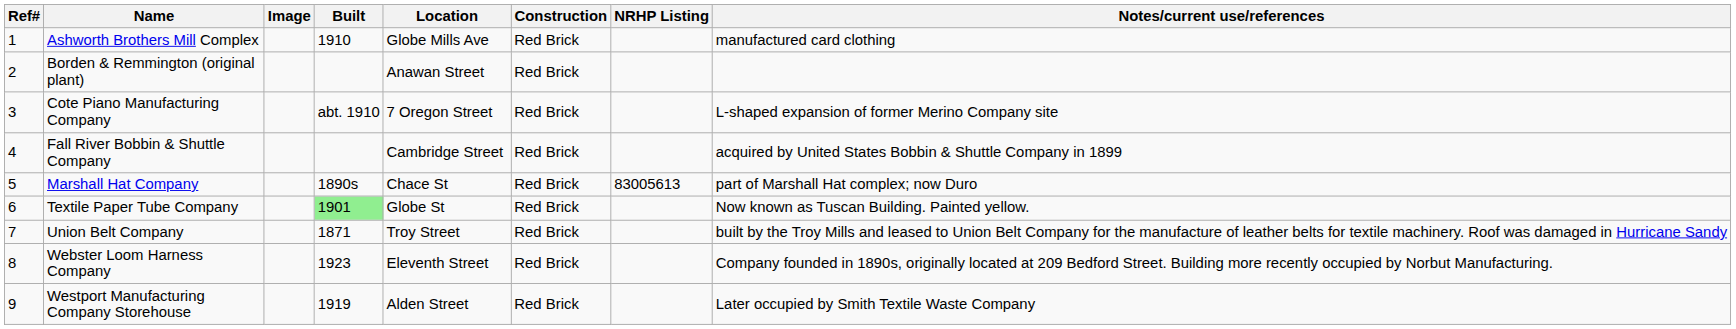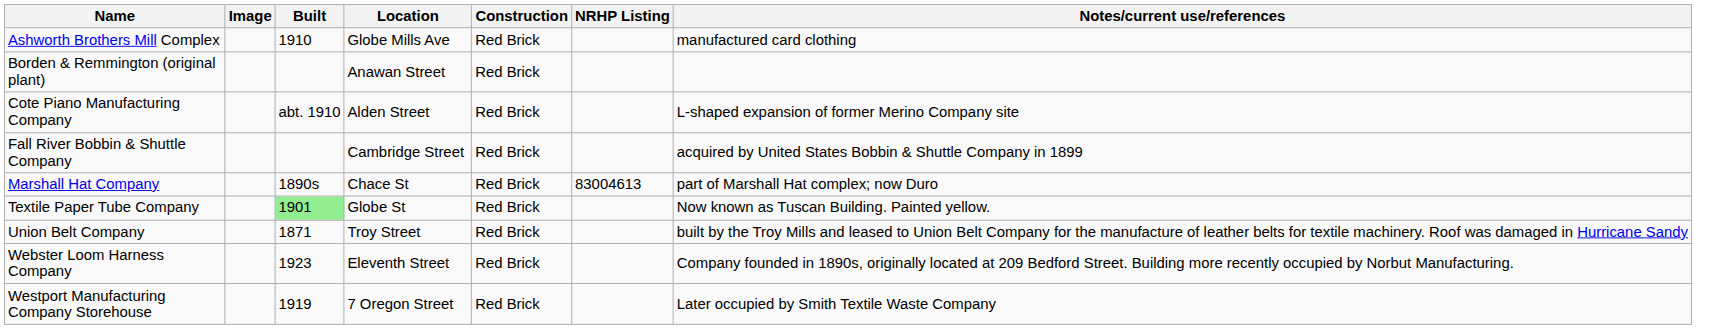- column: (24, 16)
(440, 112) 7 Oregon Street -> (388, 112) Alden Street
(647, 184) 83005613 -> (608, 184) 83004613
(428, 304) Alden Street -> (400, 304) 7 Oregon Street
